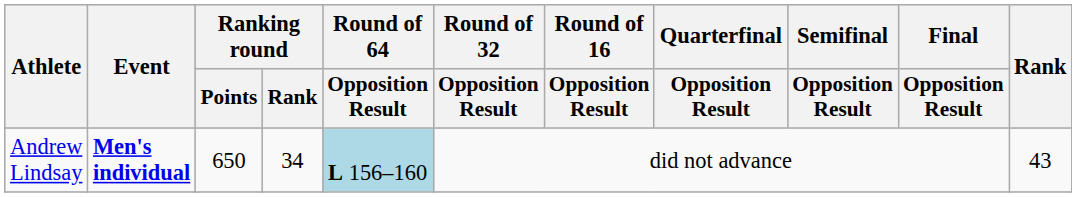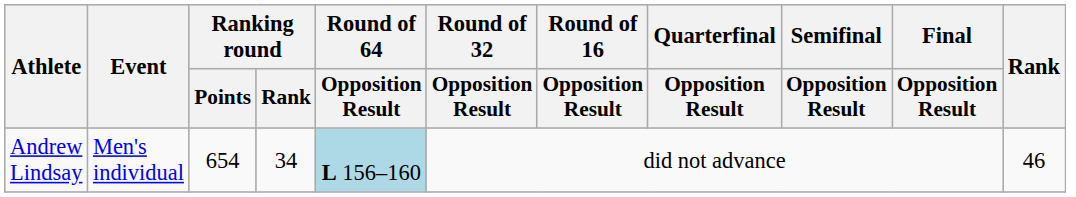(142, 160) bold -> (138, 160) normal
(229, 160) 650 -> (223, 160) 654
(1040, 160) 43 -> (1034, 160) 46
